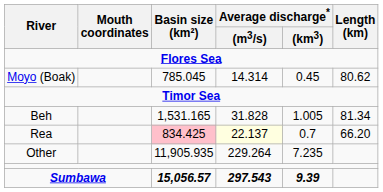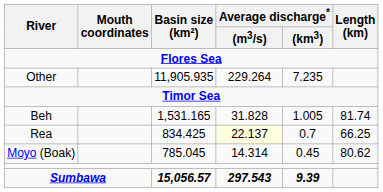rows swapped: (41, 77) <-> (41, 153)
(355, 115) 81.34 -> (355, 115) 81.74
(184, 134) pink background -> (184, 134) no background
(355, 134) 66.20 -> (355, 134) 66.25
